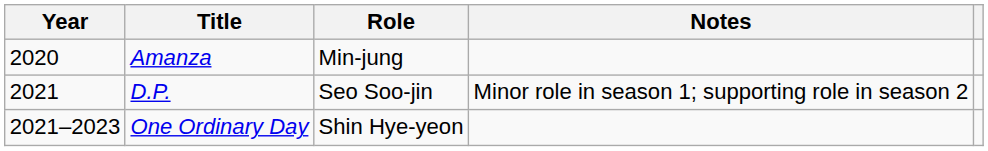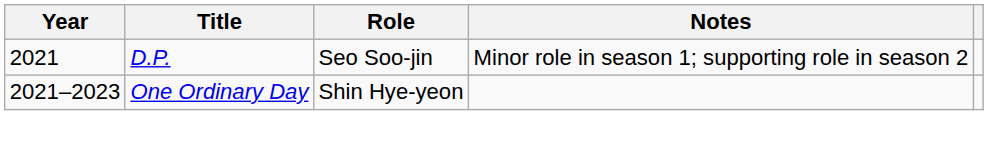- row: (171, 57)
